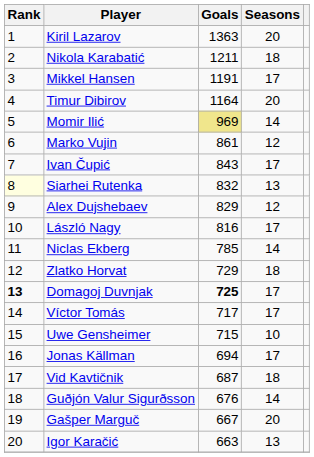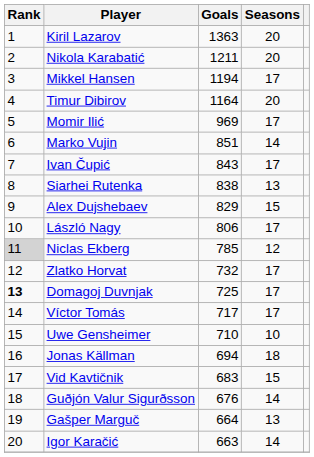(272, 57) 18 -> (272, 57) 20
(224, 79) 1191 -> (224, 79) 1194
(227, 121) khaki background -> (227, 121) no background
(272, 121) 14 -> (272, 121) 17
(227, 143) 861 -> (227, 143) 851
(272, 143) 12 -> (272, 143) 14
(11, 185) lightyellow background -> (11, 185) no background
(227, 185) 832 -> (227, 185) 838
(272, 206) 12 -> (272, 206) 15
(227, 228) 816 -> (227, 228) 806
(14, 249) no background -> (14, 249) lightgrey background
(272, 249) 14 -> (272, 249) 12
(227, 270) 729 -> (227, 270) 732
(272, 270) 18 -> (272, 270) 17
(227, 292) bold -> (227, 292) normal
(227, 334) 715 -> (227, 334) 710
(272, 356) 17 -> (272, 356) 18
(227, 377) 687 -> (227, 377) 683
(272, 377) 18 -> (272, 377) 15
(227, 420) 667 -> (227, 420) 664
(272, 420) 20 -> (272, 420) 13
(272, 441) 13 -> (272, 441) 14
